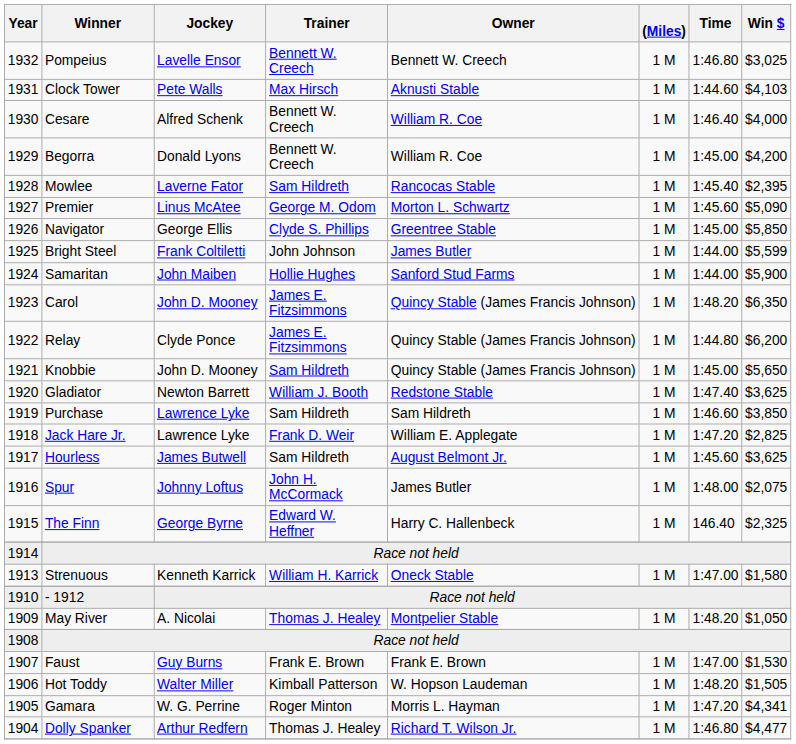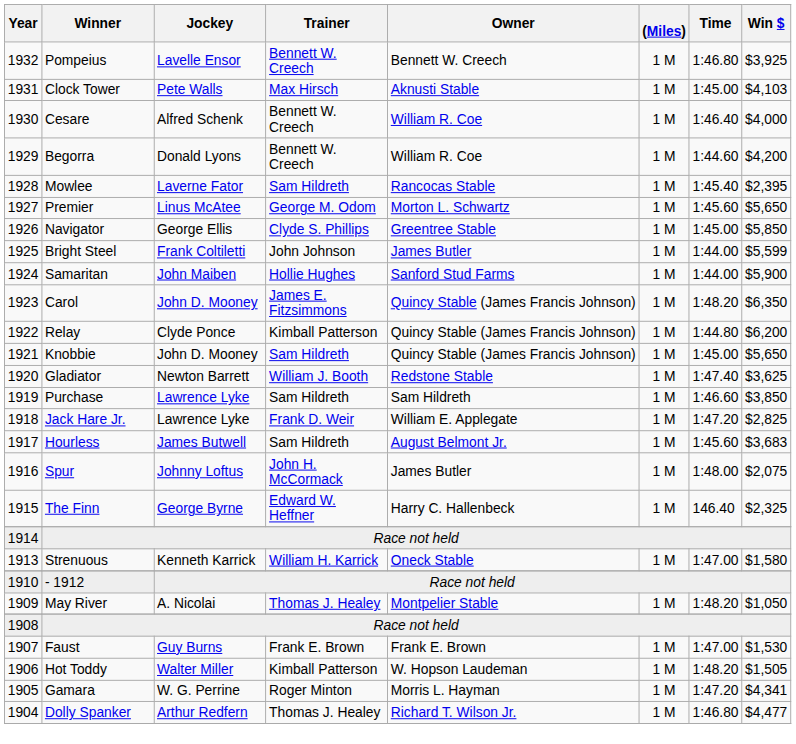(766, 61) $3,025 -> (766, 61) $3,925
(716, 90) 1:44.60 -> (716, 90) 1:45.00
(716, 157) 1:45.00 -> (716, 157) 1:44.60
(766, 208) $5,090 -> (766, 208) $5,650
(308, 341) James E. Fitzsimmons -> (323, 333) Kimball Patterson
(766, 457) $3,625 -> (766, 442) $3,683
